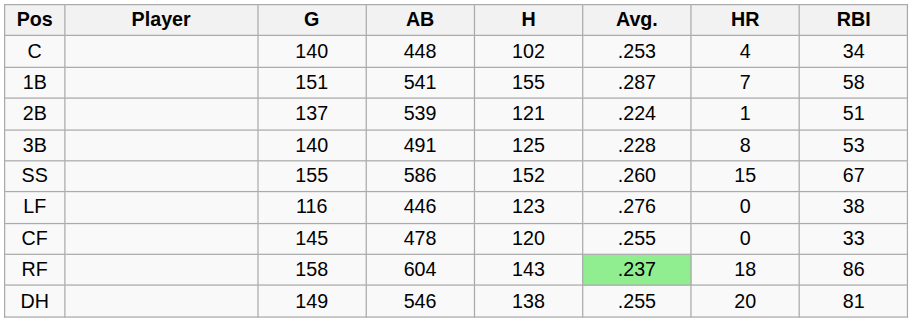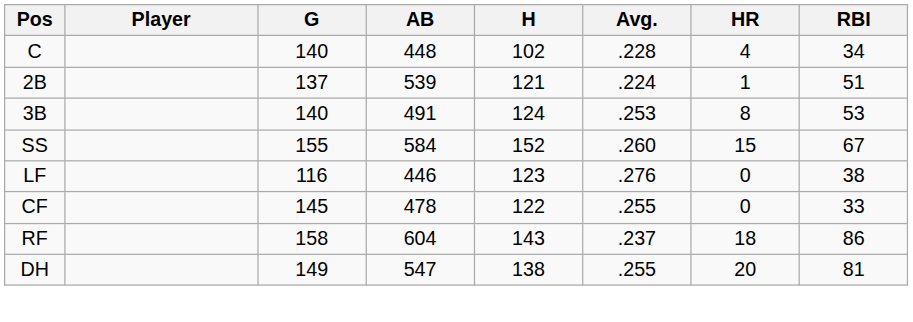(637, 51) .253 -> (637, 51) .228
- row: (35, 82)
(528, 144) 125 -> (528, 113) 124
(637, 144) .228 -> (637, 113) .253
(420, 176) 586 -> (420, 144) 584
(528, 238) 120 -> (528, 207) 122
(637, 269) lightgreen background -> (637, 238) no background
(420, 301) 546 -> (420, 269) 547
